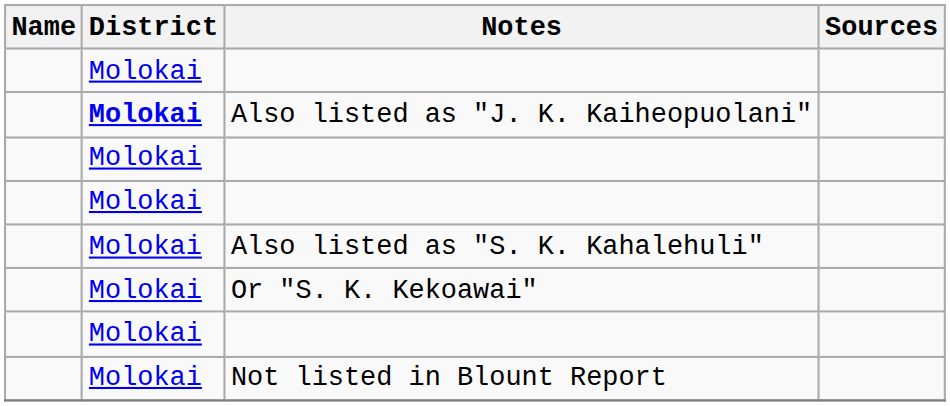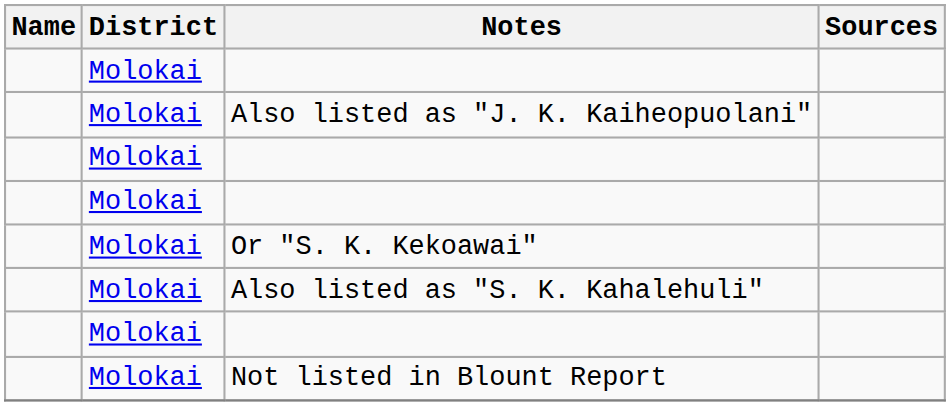(145, 115) bold -> (145, 115) normal
rows swapped: (44, 290) <-> (44, 246)
